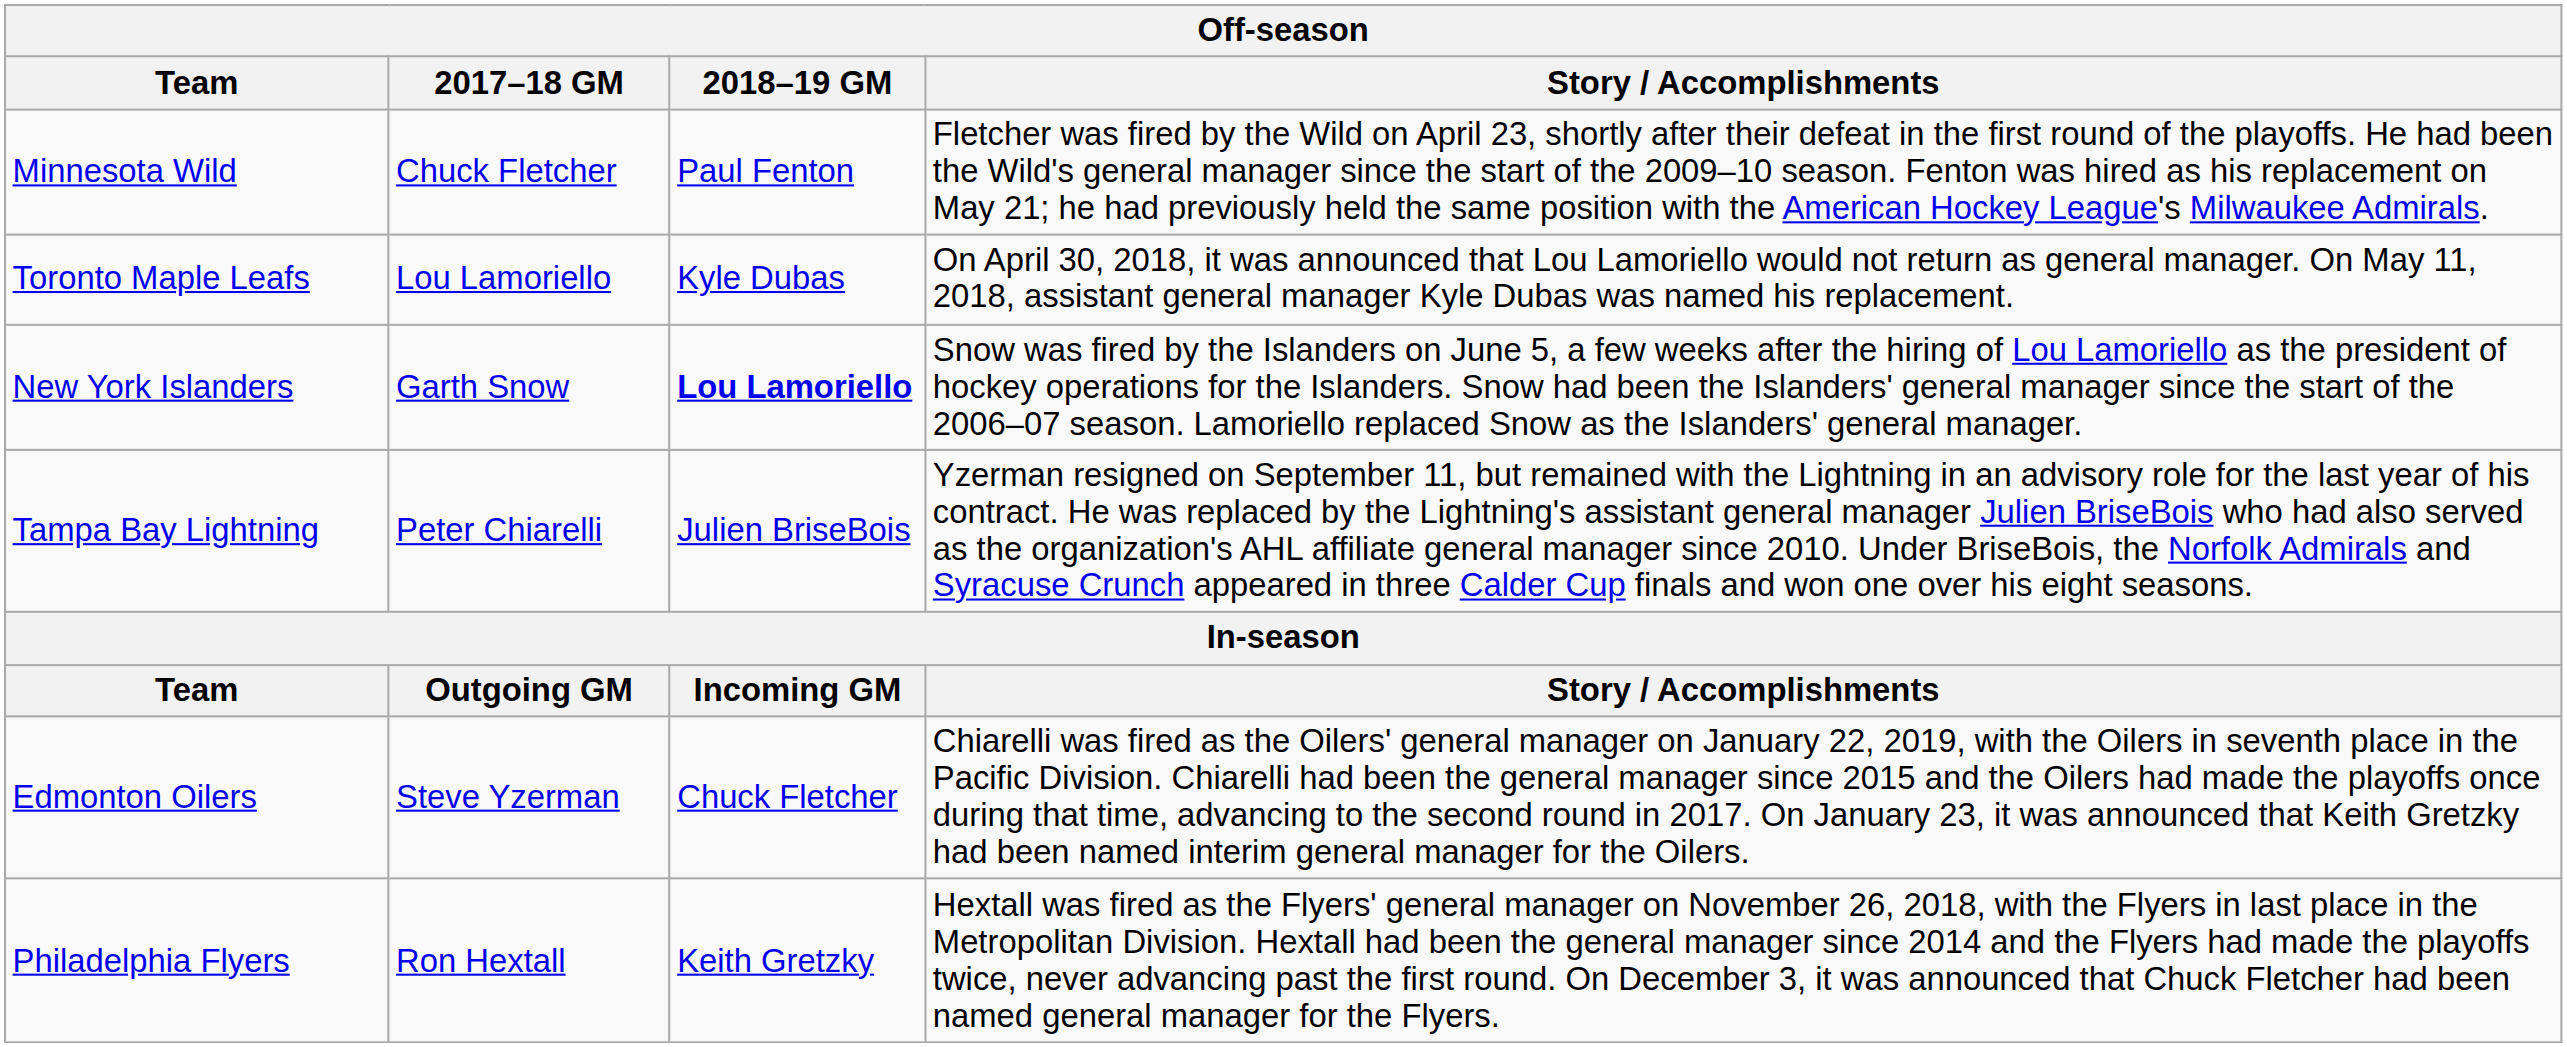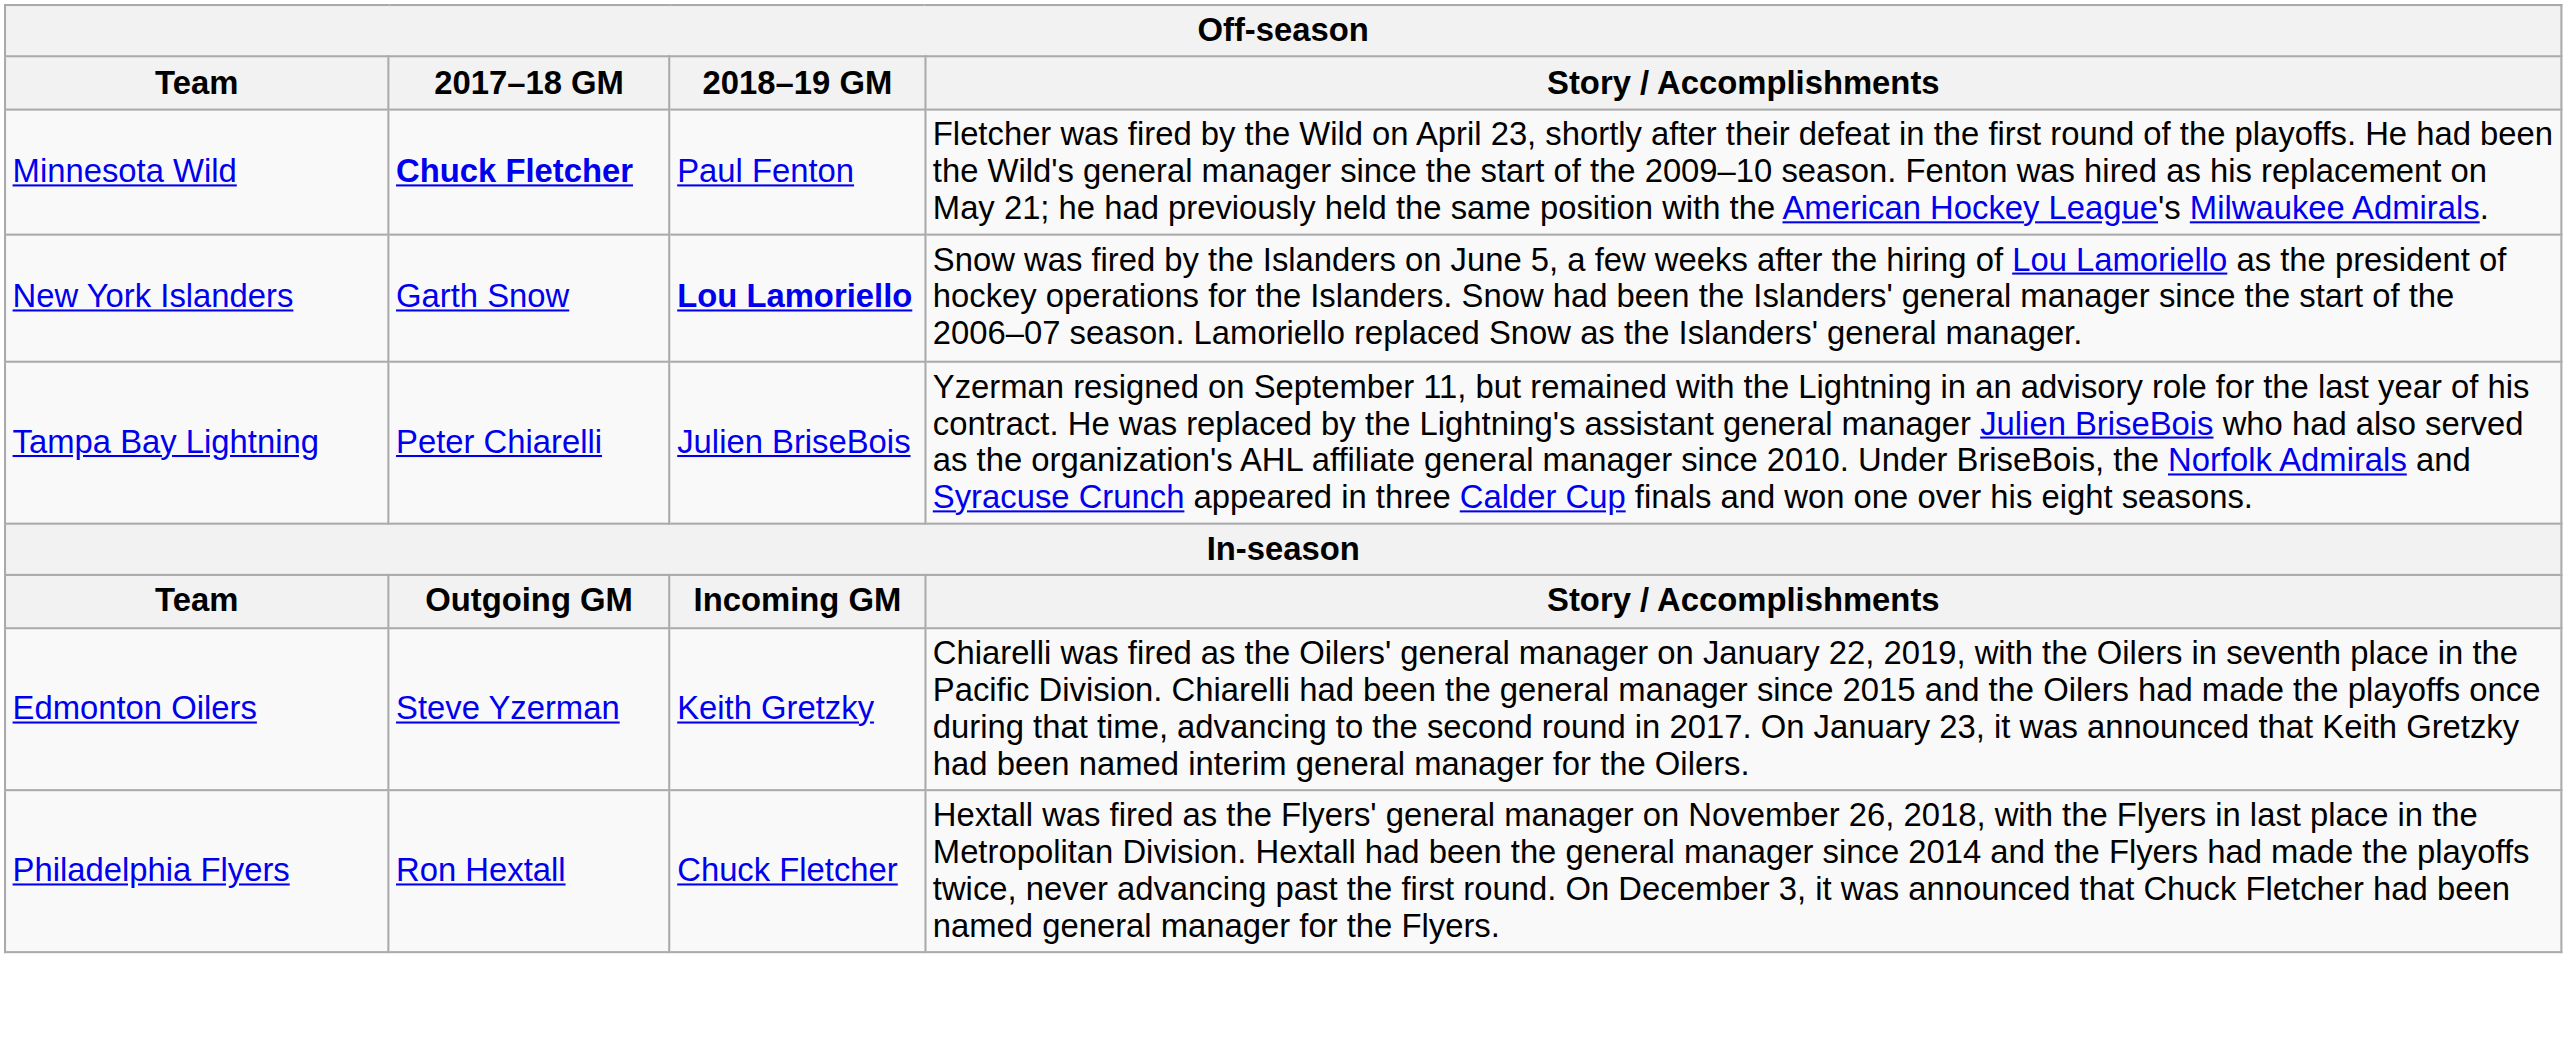(506, 171) normal -> (515, 171) bold
- row: (161, 278)
(787, 797) Chuck Fletcher -> (776, 708) Keith Gretzky
(776, 959) Keith Gretzky -> (787, 871) Chuck Fletcher
